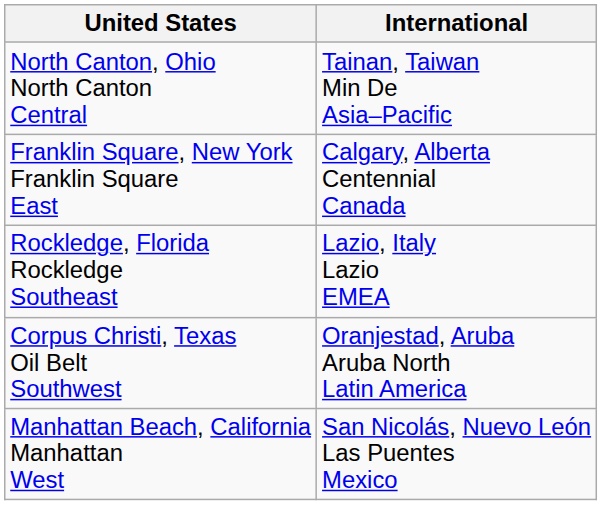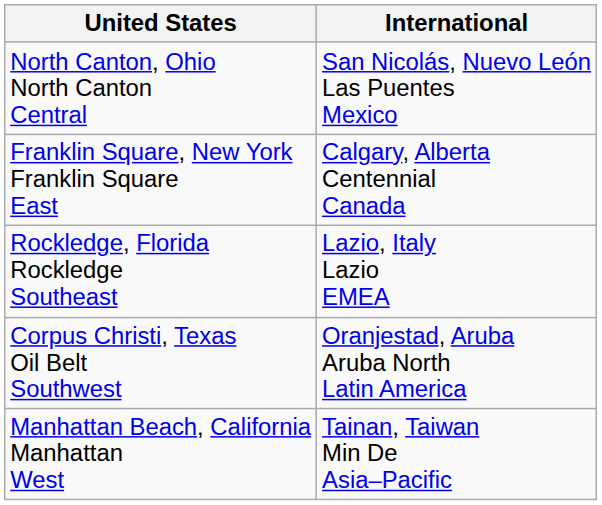(401, 88) Tainan, Taiwan Min De Asia–Pacific -> (457, 88) San Nicolás, Nuevo León Las Puentes Mexico
(457, 453) San Nicolás, Nuevo León Las Puentes Mexico -> (401, 453) Tainan, Taiwan Min De Asia–Pacific
